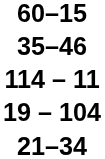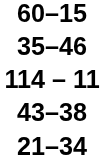+ row: (52, 112)
- row: (52, 112)
